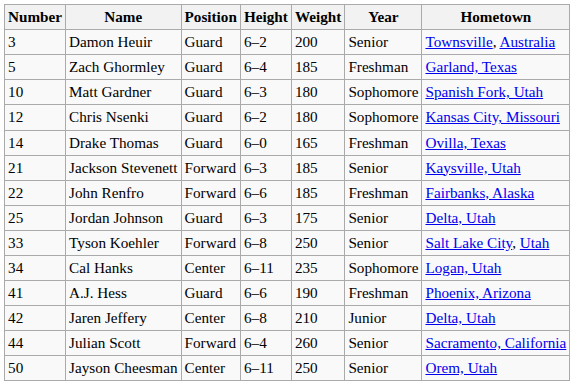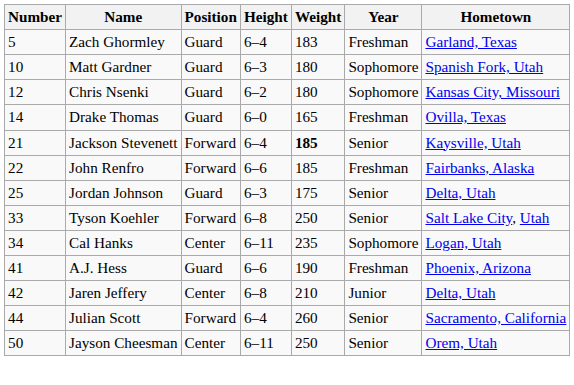- row: (111, 42)
(306, 67) 185 -> (306, 42) 183
(255, 167) 6–3 -> (255, 142) 6–4
(306, 167) normal -> (306, 142) bold
